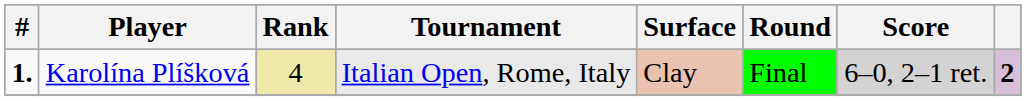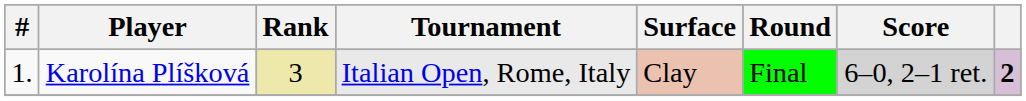(22, 71) bold -> (22, 71) normal
(296, 71) 4 -> (296, 71) 3
